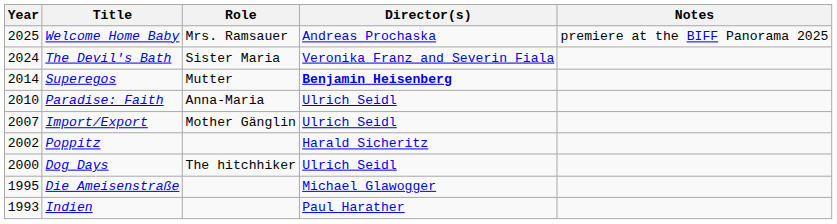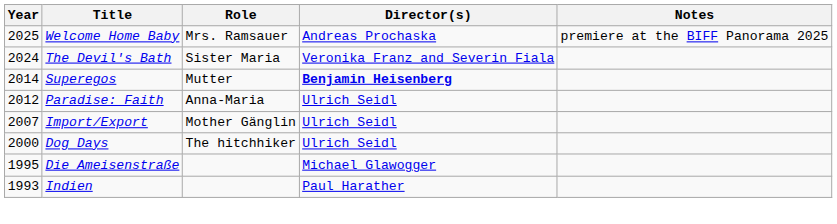(23, 101) 2010 -> (23, 101) 2012
- row: (73, 144)
